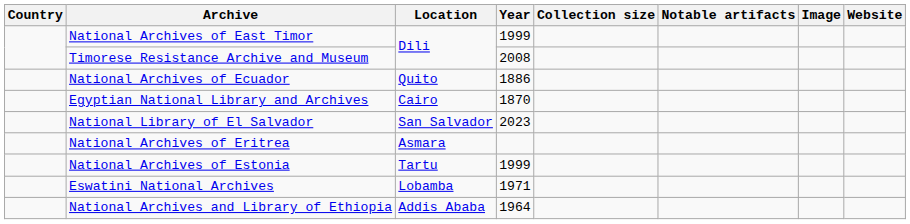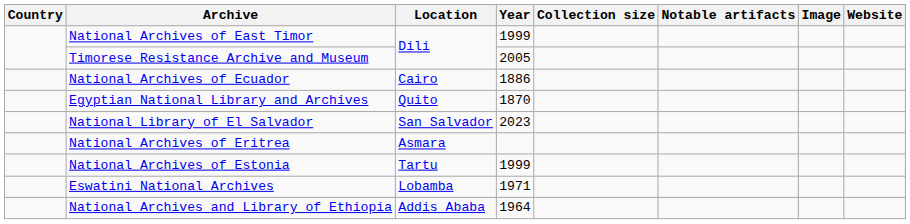(515, 58) 2008 -> (515, 58) 2005
(418, 79) Quito -> (418, 79) Cairo
(418, 101) Cairo -> (418, 101) Quito
